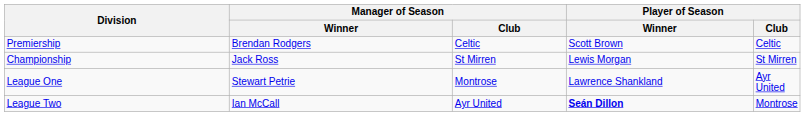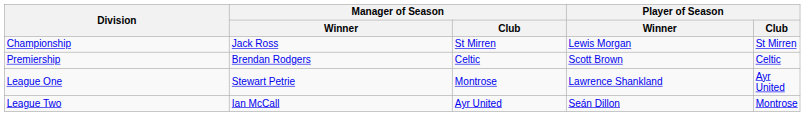rows swapped: (34, 44) <-> (39, 60)
(596, 103) bold -> (594, 103) normal
